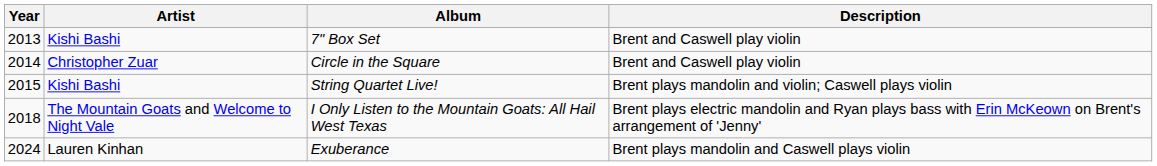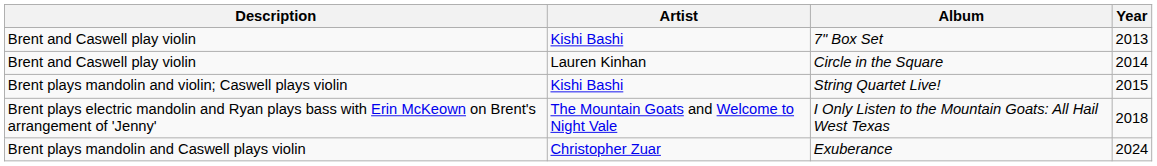columns swapped: (24, 16) <-> (880, 16)
(103, 62) Christopher Zuar -> (598, 62) Lauren Kinhan
(95, 149) Lauren Kinhan -> (606, 149) Christopher Zuar
